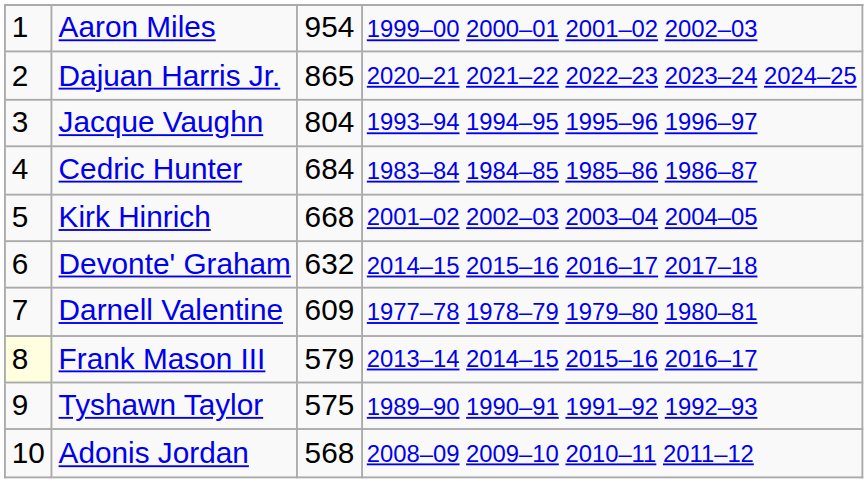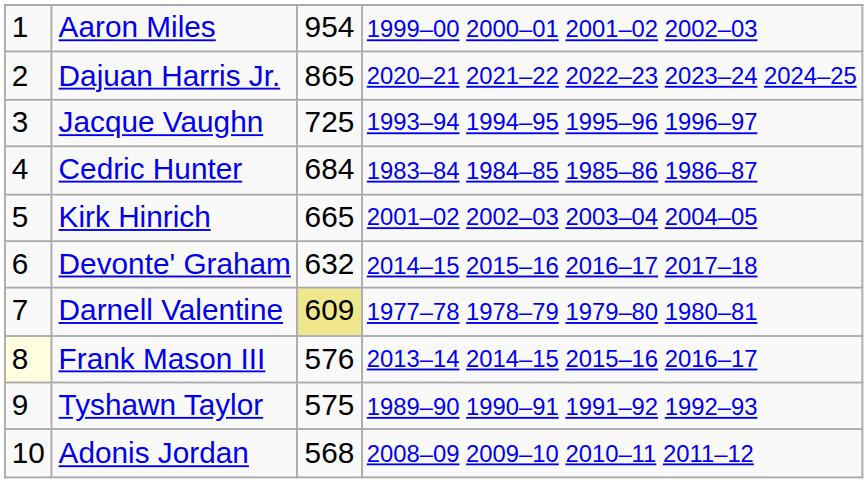(329, 122) 804 -> (329, 122) 725
(329, 216) 668 -> (329, 216) 665
(329, 311) no background -> (329, 311) khaki background
(329, 358) 579 -> (329, 358) 576
